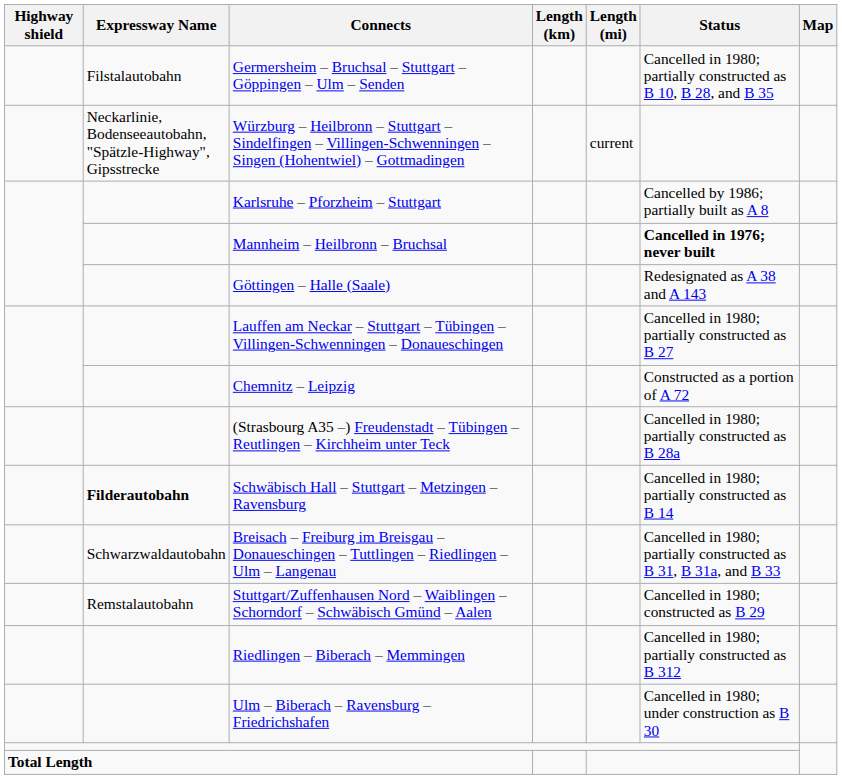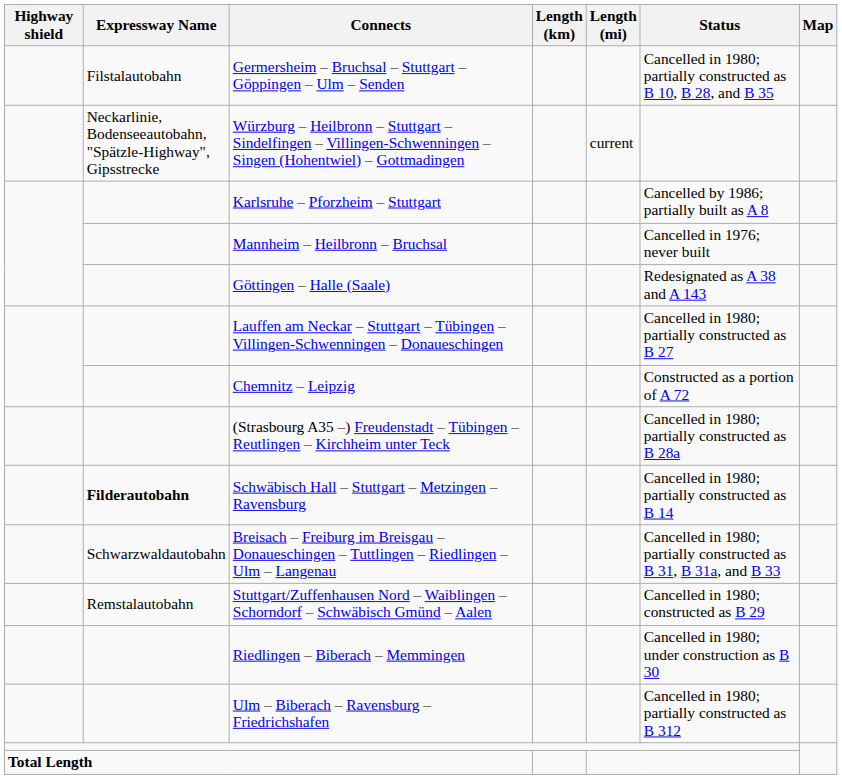(704, 243) bold -> (702, 243) normal
(715, 654) Cancelled in 1980; partially constructed as B 312 -> (717, 654) Cancelled in 1980; under construction as B 30
(717, 713) Cancelled in 1980; under construction as B 30 -> (715, 713) Cancelled in 1980; partially constructed as B 312
